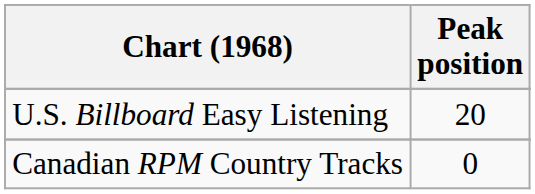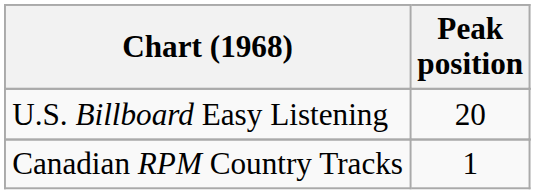(470, 163) 0 -> (470, 163) 1
